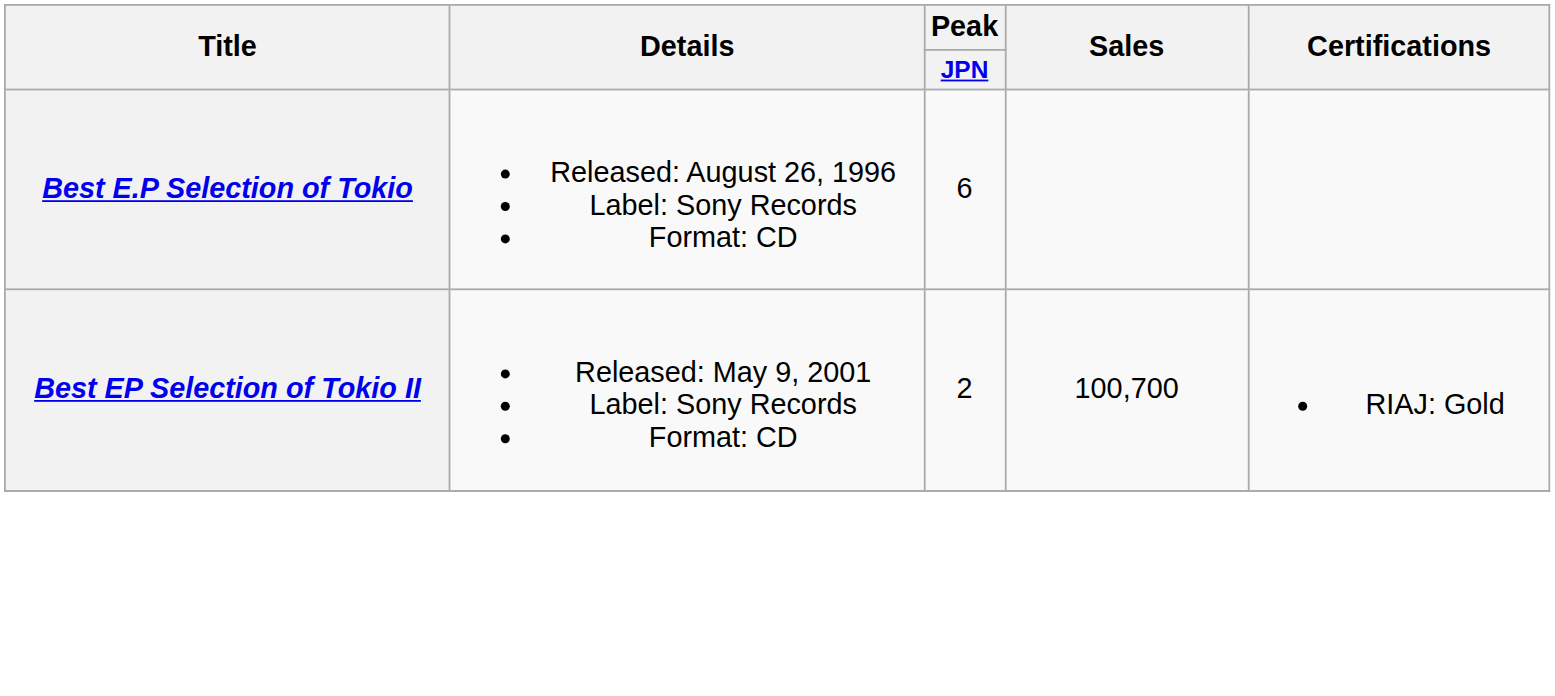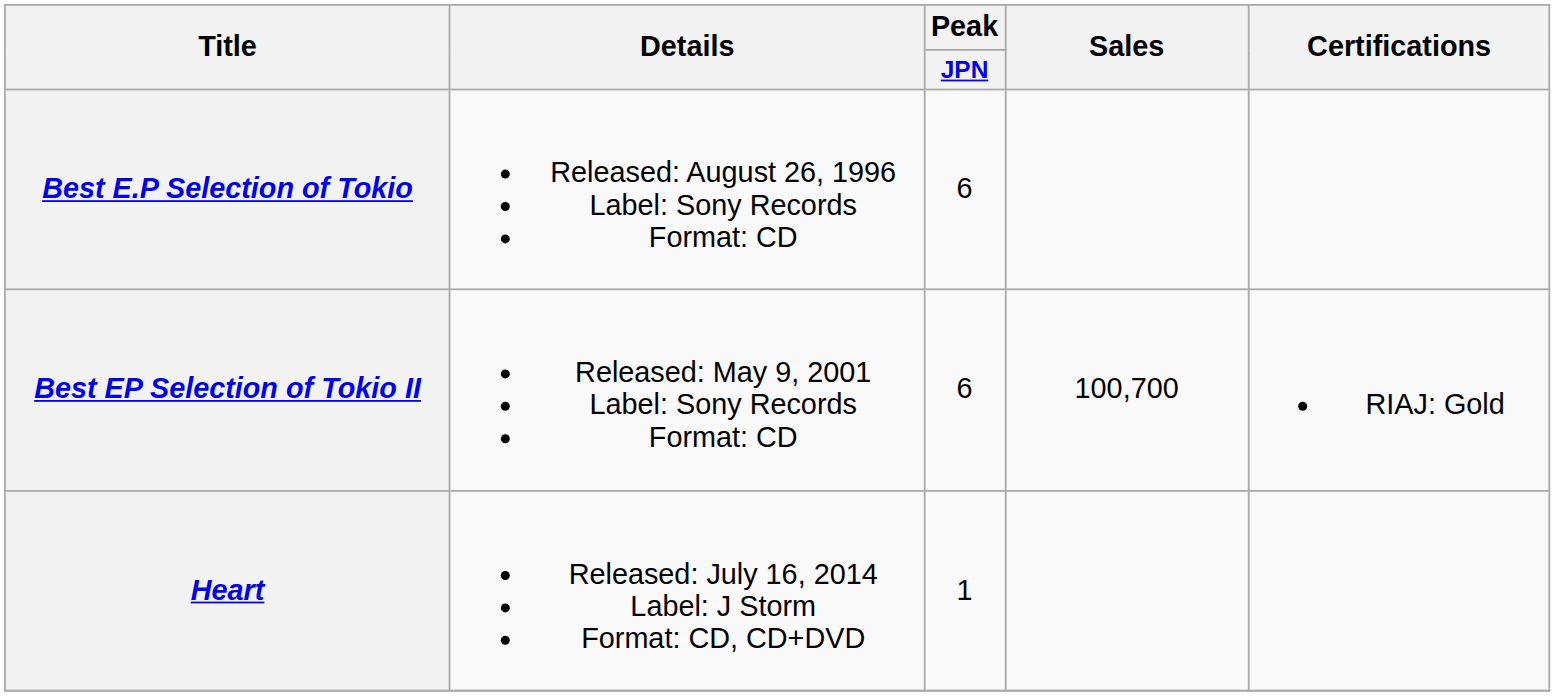(965, 389) 2 -> (965, 389) 6
+ row: (228, 589)
